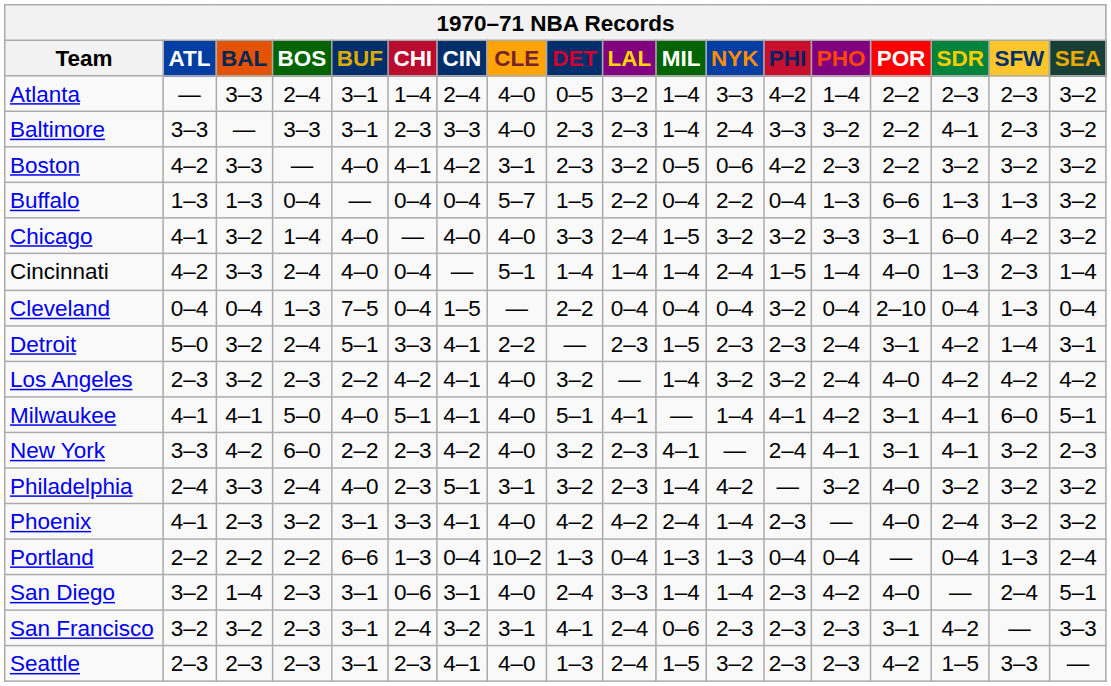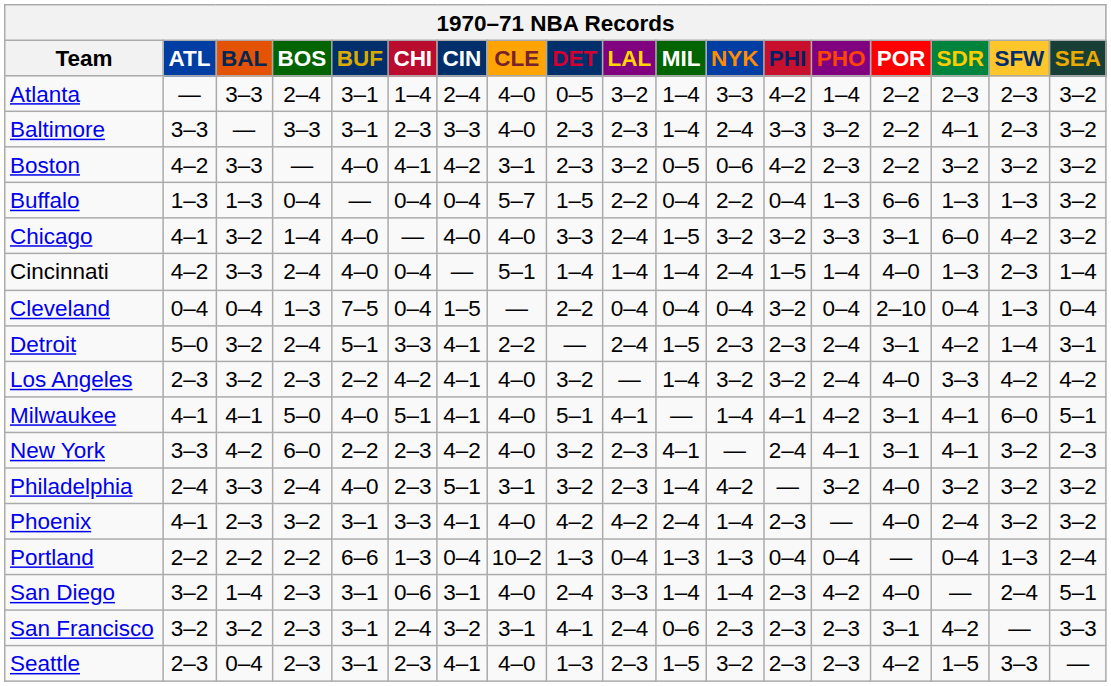(629, 343) 2–3 -> (629, 343) 2–4
(960, 379) 4–2 -> (960, 379) 3–3
(244, 664) 2–3 -> (244, 664) 0–4
(629, 664) 2–4 -> (629, 664) 2–3
